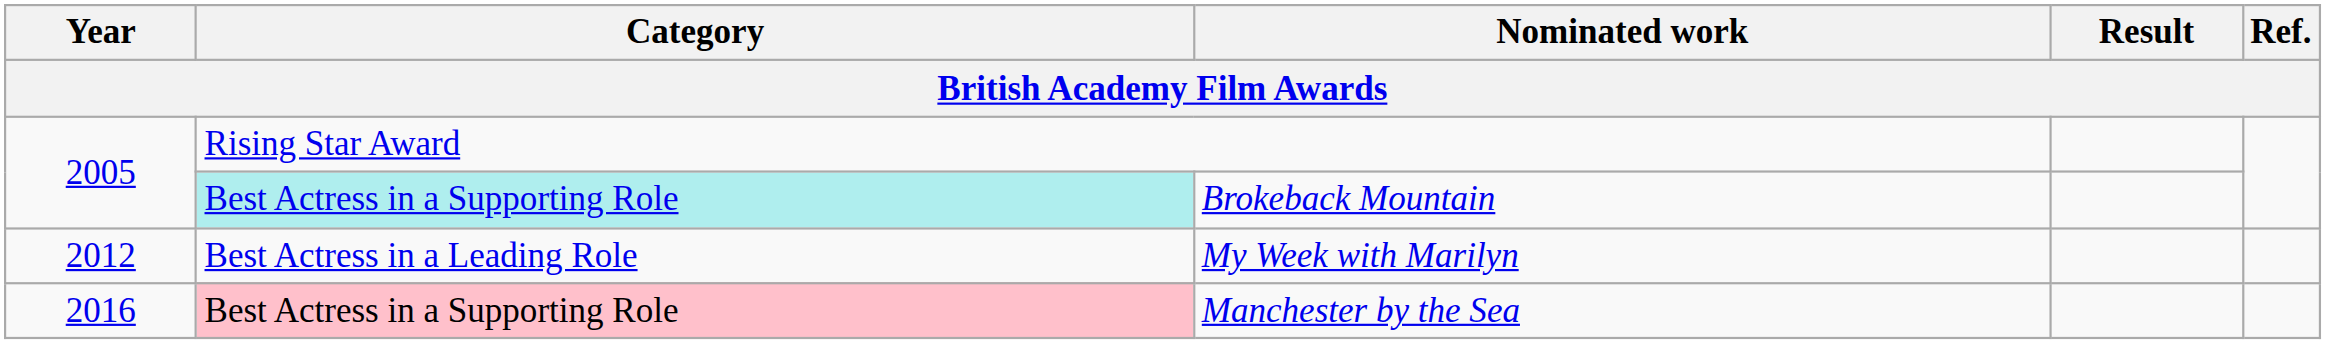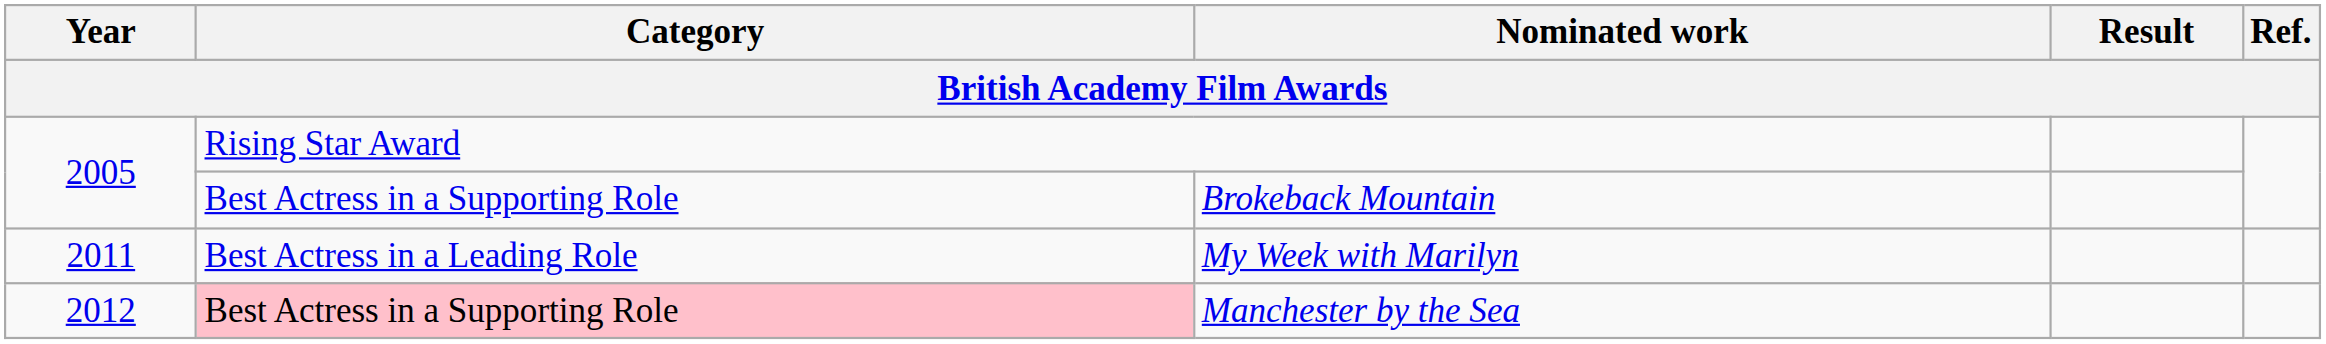(442, 198) paleturquoise background -> (442, 198) no background
(101, 254) 2012 -> (101, 254) 2011
(101, 310) 2016 -> (101, 310) 2012
